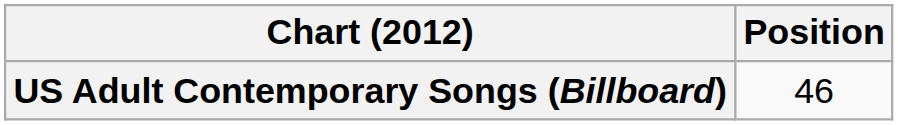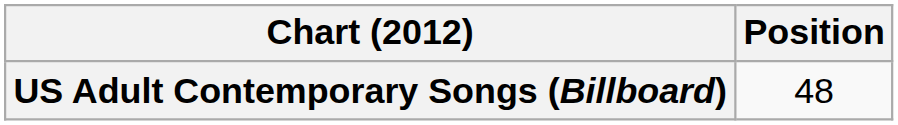(814, 89) 46 -> (814, 89) 48
